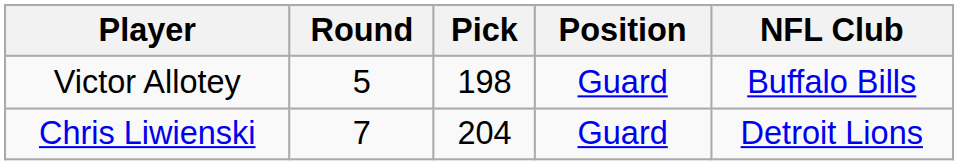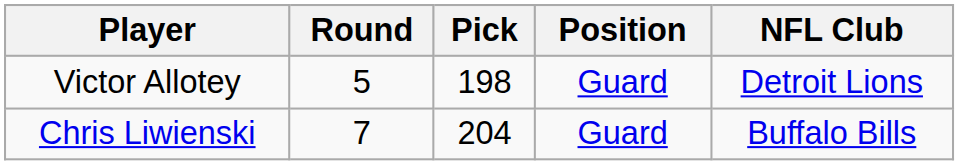(832, 81) Buffalo Bills -> (832, 81) Detroit Lions
(832, 133) Detroit Lions -> (832, 133) Buffalo Bills
